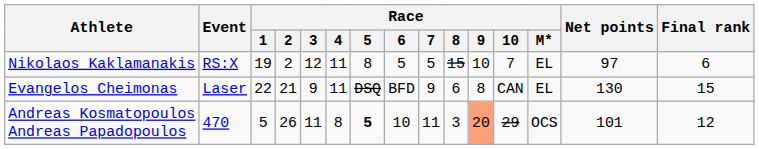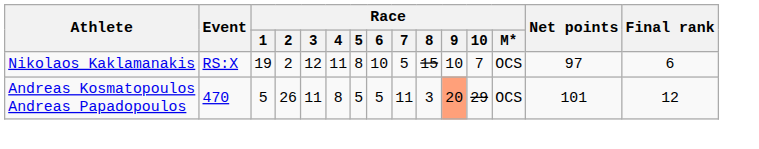(402, 64) 5 -> (379, 64) 10
(544, 64) EL -> (509, 64) OCS
- row: (93, 89)
(368, 123) bold -> (359, 98) normal
(401, 123) 10 -> (379, 98) 5
